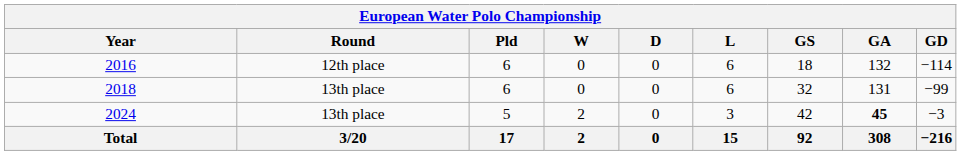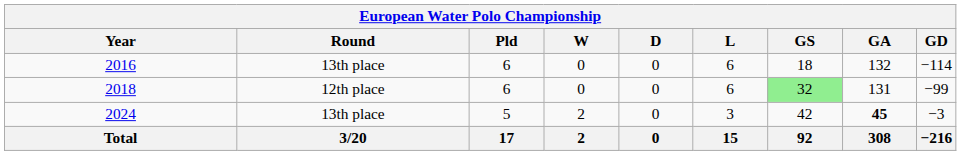(353, 65) 12th place -> (353, 65) 13th place
(353, 89) 13th place -> (353, 89) 12th place
(805, 89) no background -> (805, 89) lightgreen background
